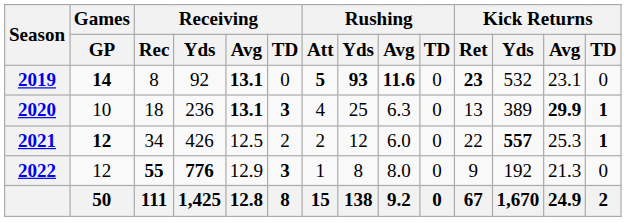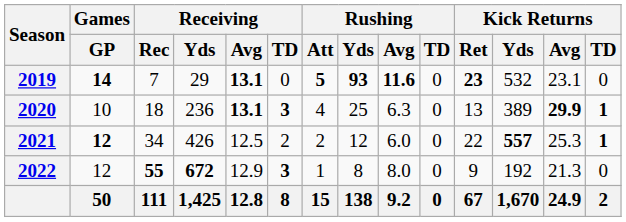(154, 79) 8 -> (154, 79) 7
(200, 79) 92 -> (200, 79) 29
(200, 170) 776 -> (200, 170) 672
